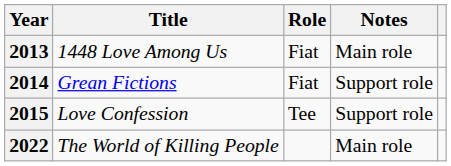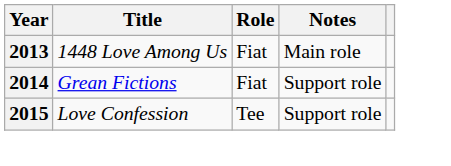- row: (29, 144)
